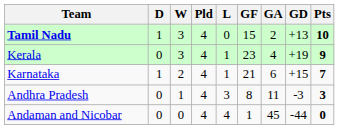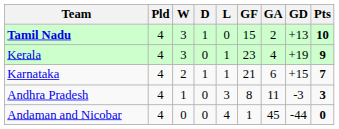columns swapped: (204, 14) <-> (159, 14)
